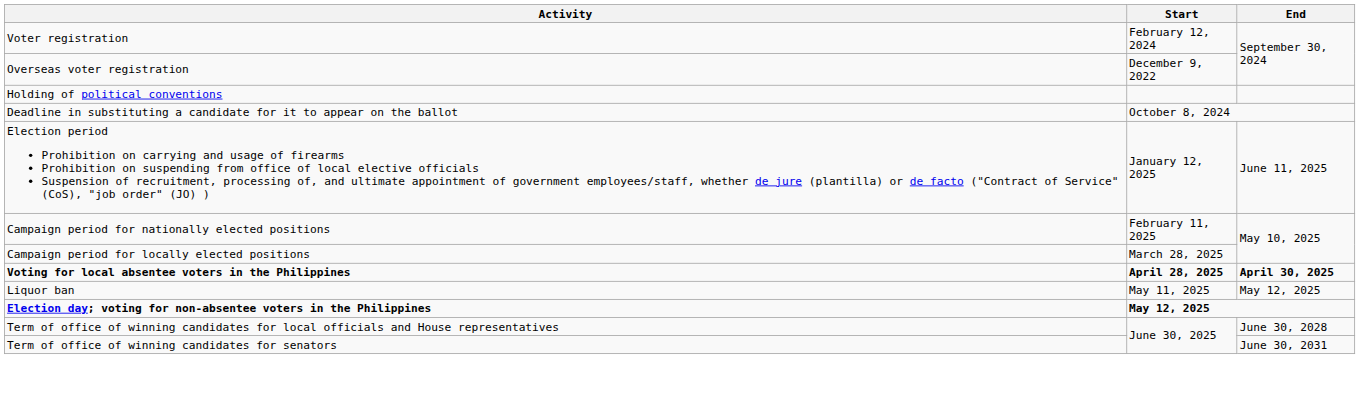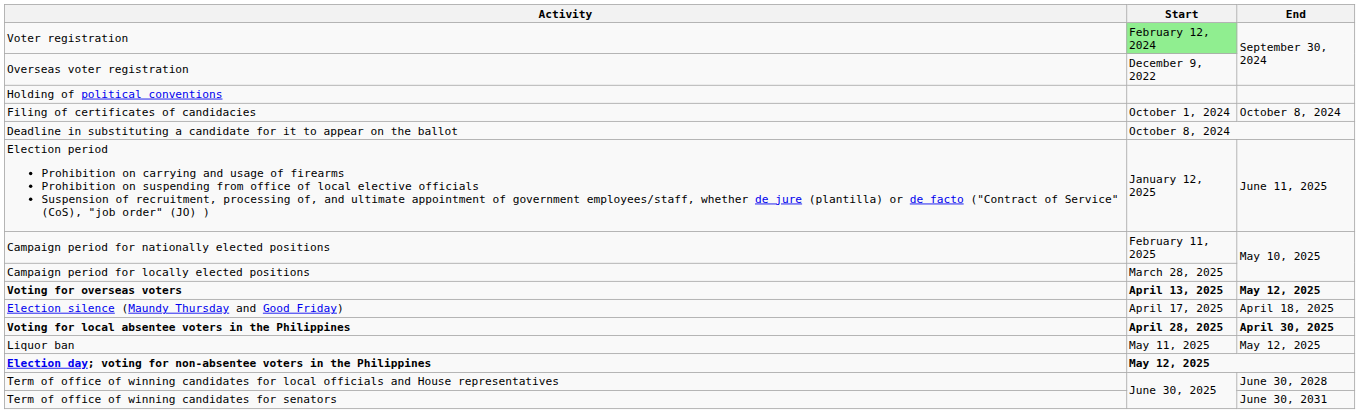(1169, 38) no background -> (1169, 38) lightgreen background
+ row: (132, 112)
+ row: (95, 290)
+ row: (175, 308)
